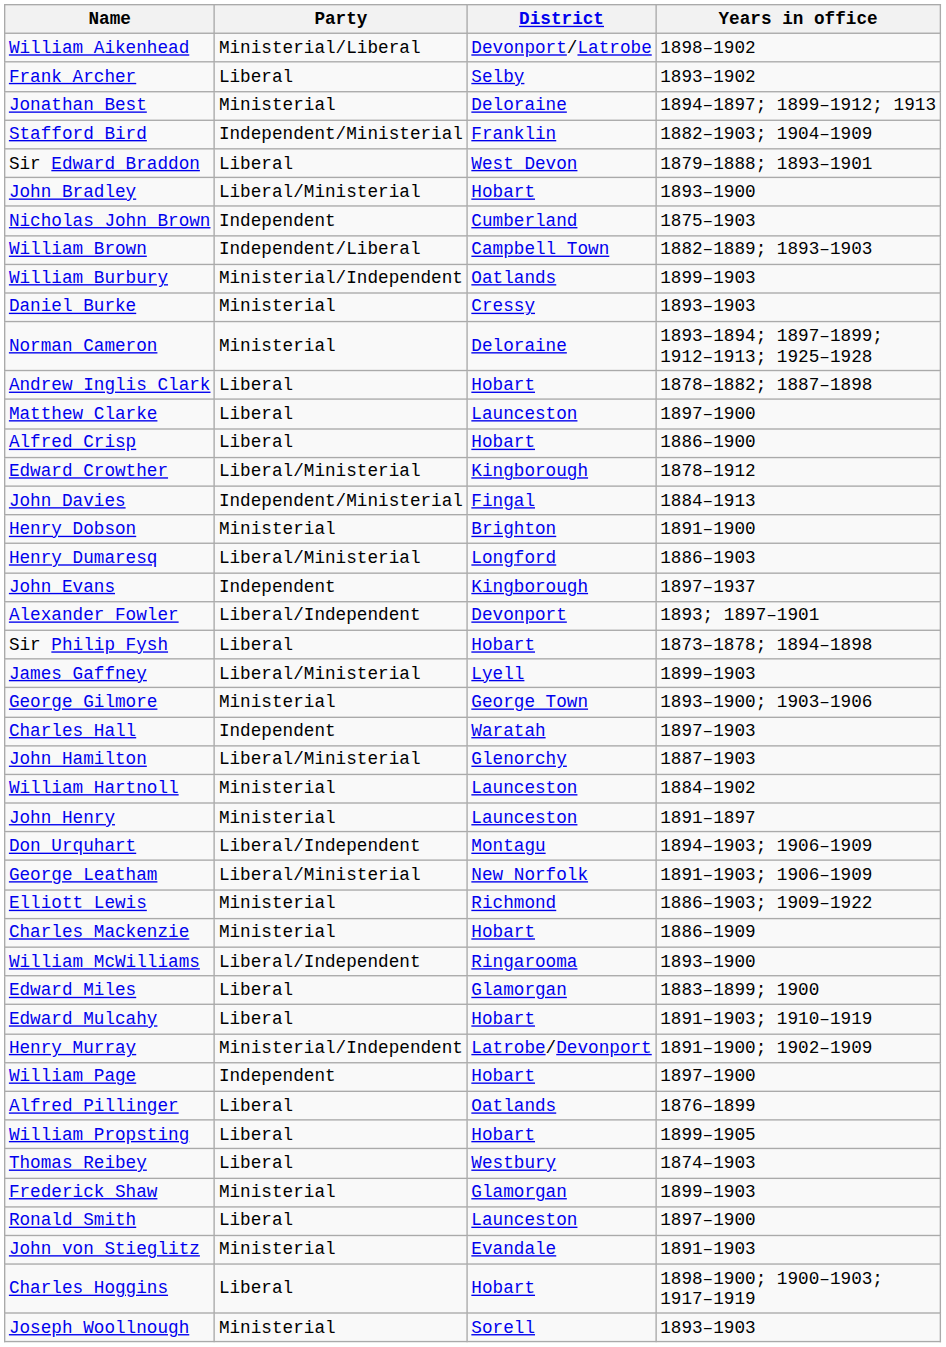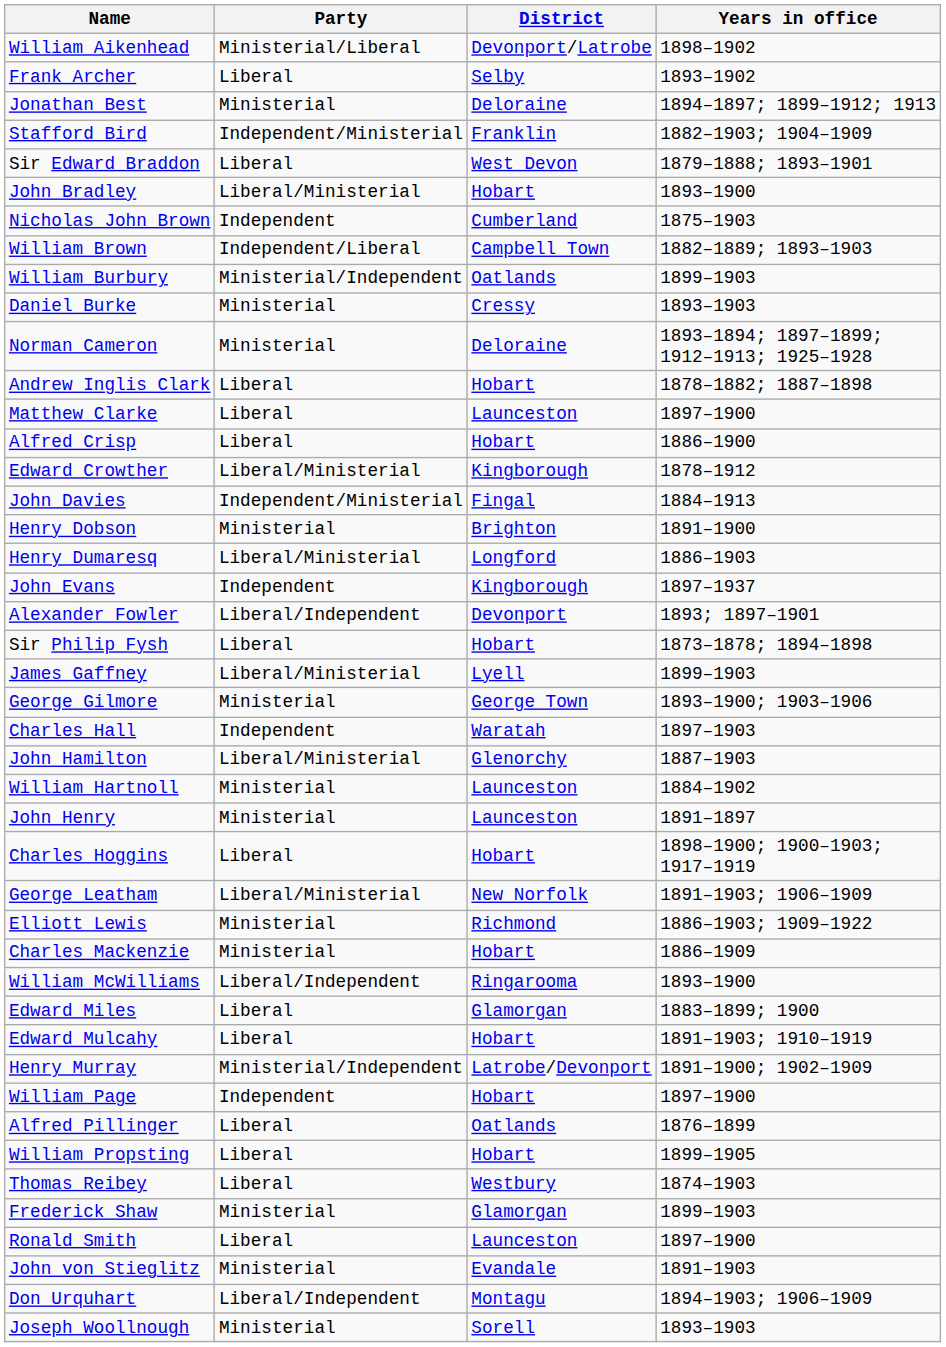rows swapped: (88, 1289) <-> (73, 846)
